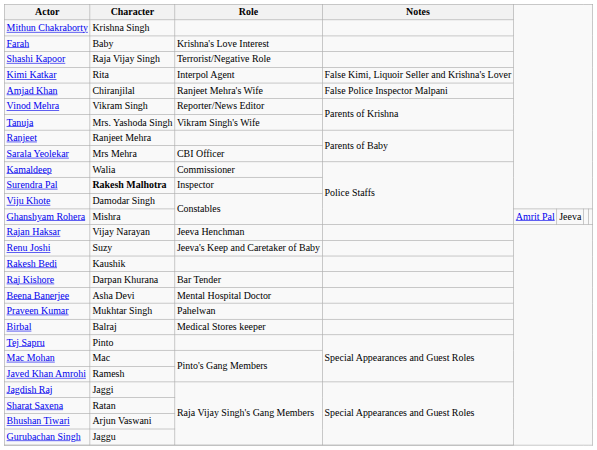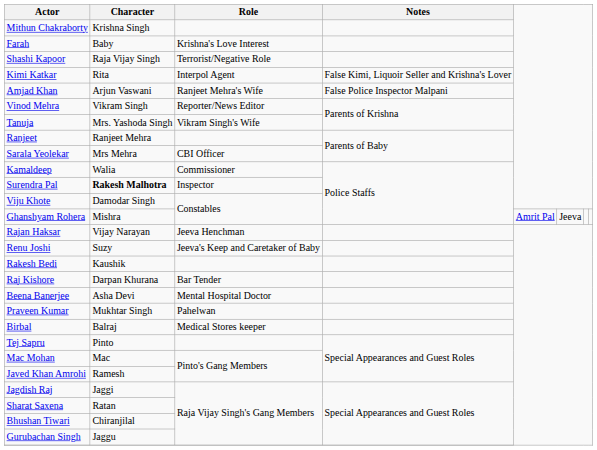(114, 91) Chiranjilal -> (122, 91) Arjun Vaswani
(122, 421) Arjun Vaswani -> (114, 421) Chiranjilal
